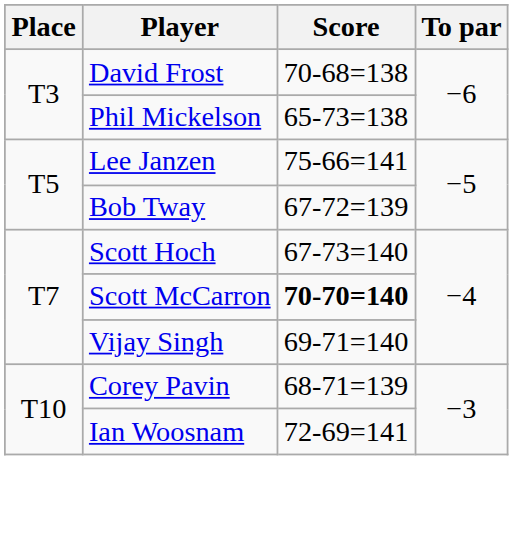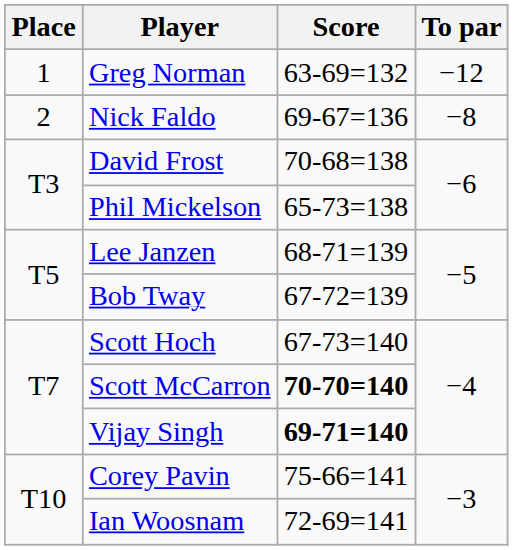+ row: (167, 71)
+ row: (152, 116)
(346, 161) 75-66=141 -> (346, 251) 68-71=139
(346, 341) normal -> (346, 431) bold
(346, 386) 68-71=139 -> (346, 476) 75-66=141
